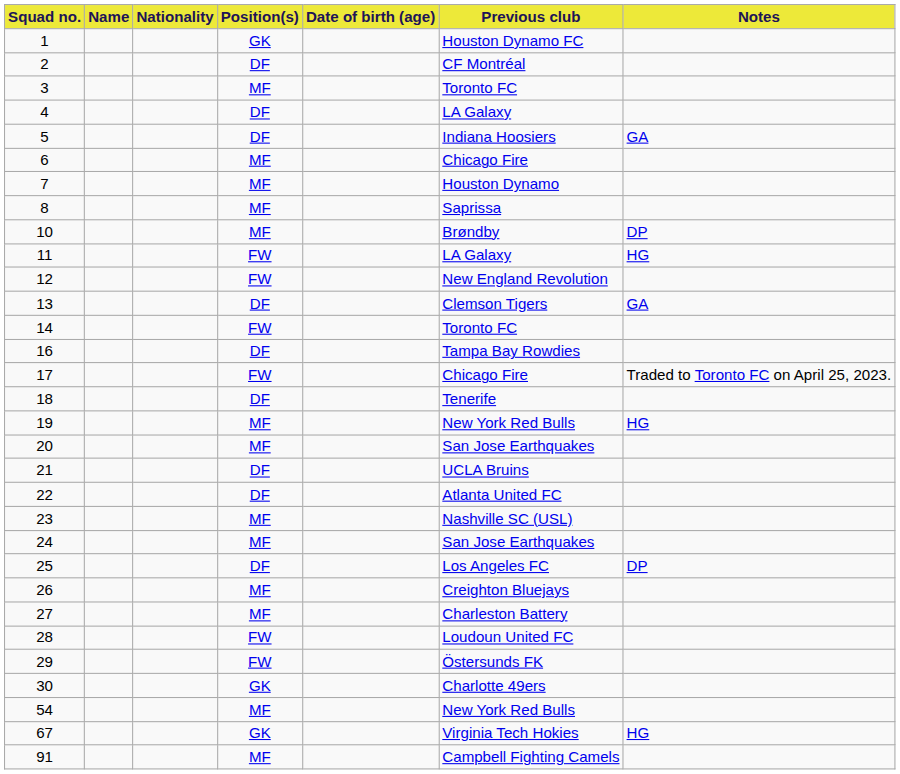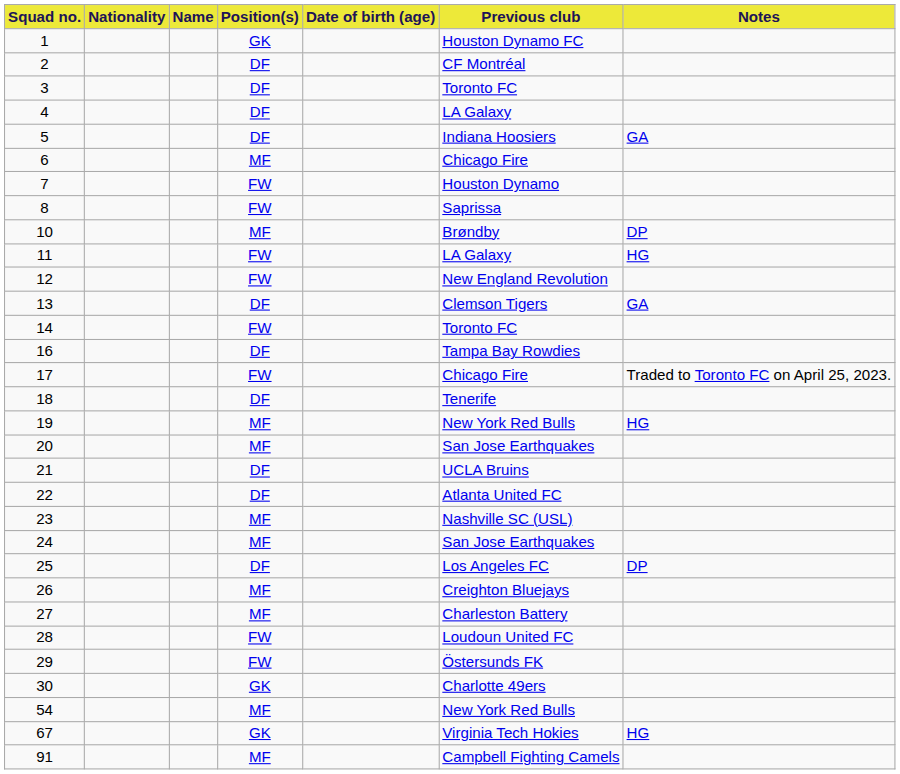columns swapped: (109, 17) <-> (175, 17)
(260, 89) MF -> (260, 89) DF
(260, 184) MF -> (260, 184) FW
(260, 208) MF -> (260, 208) FW
